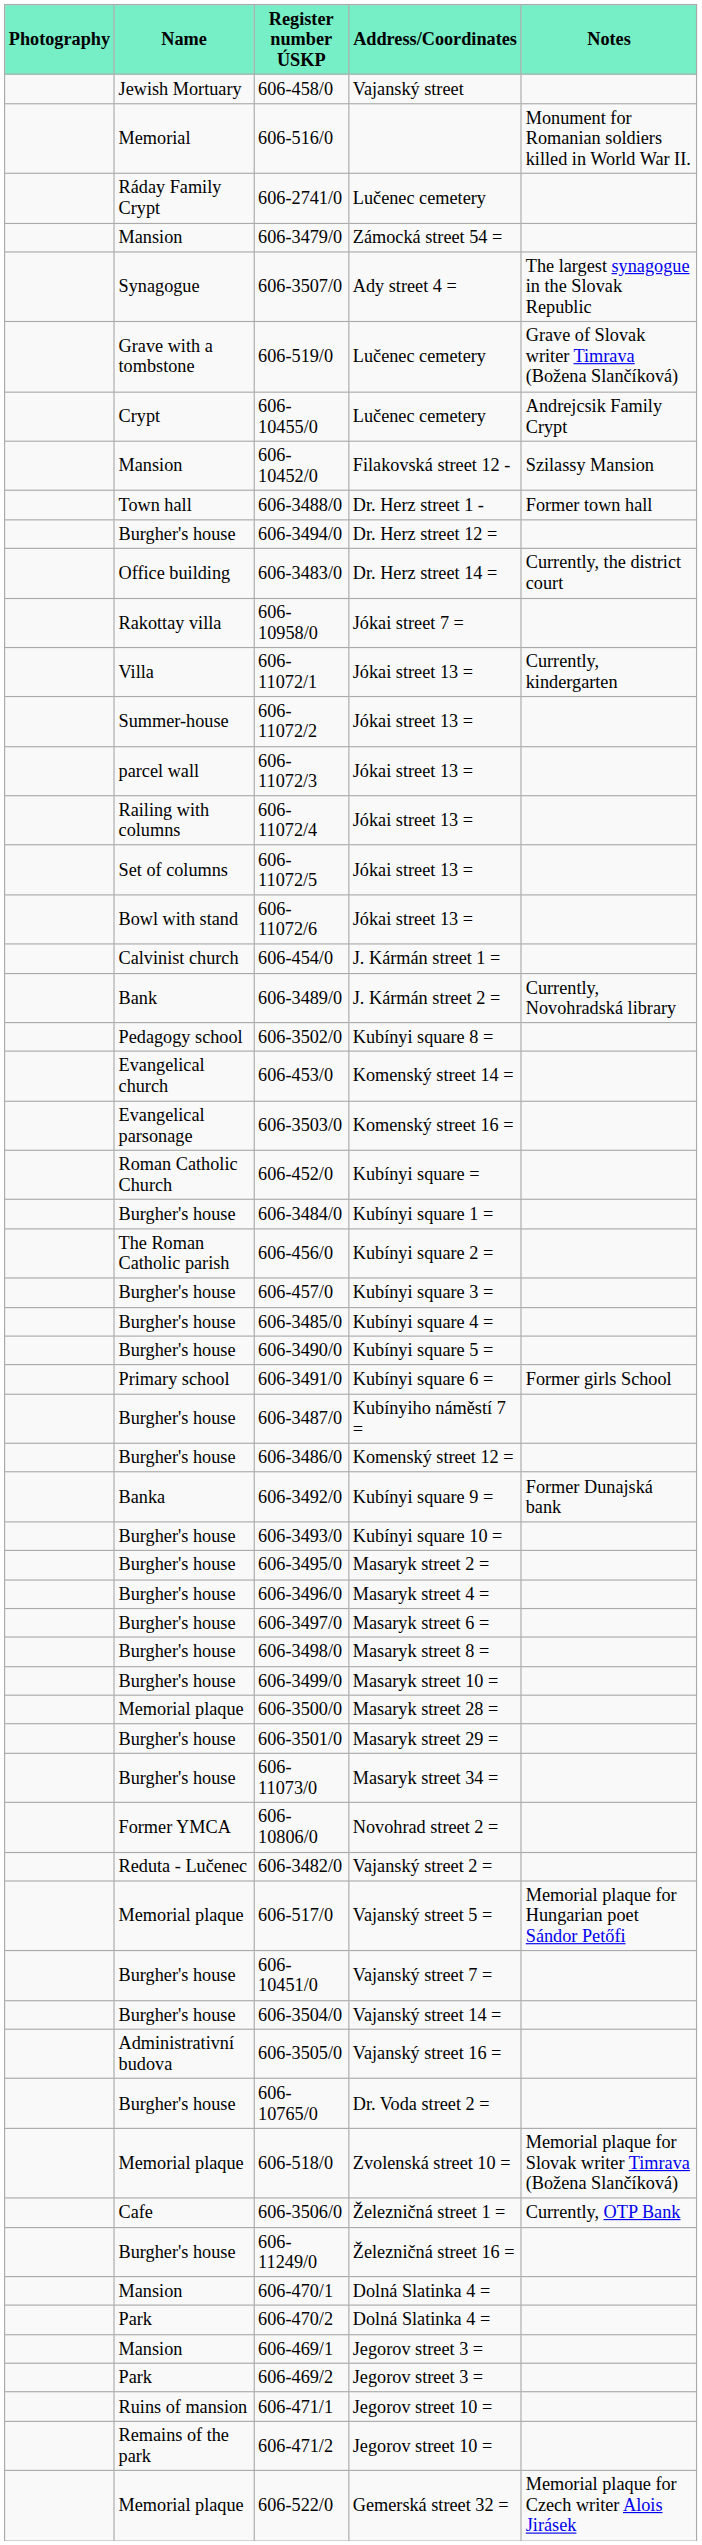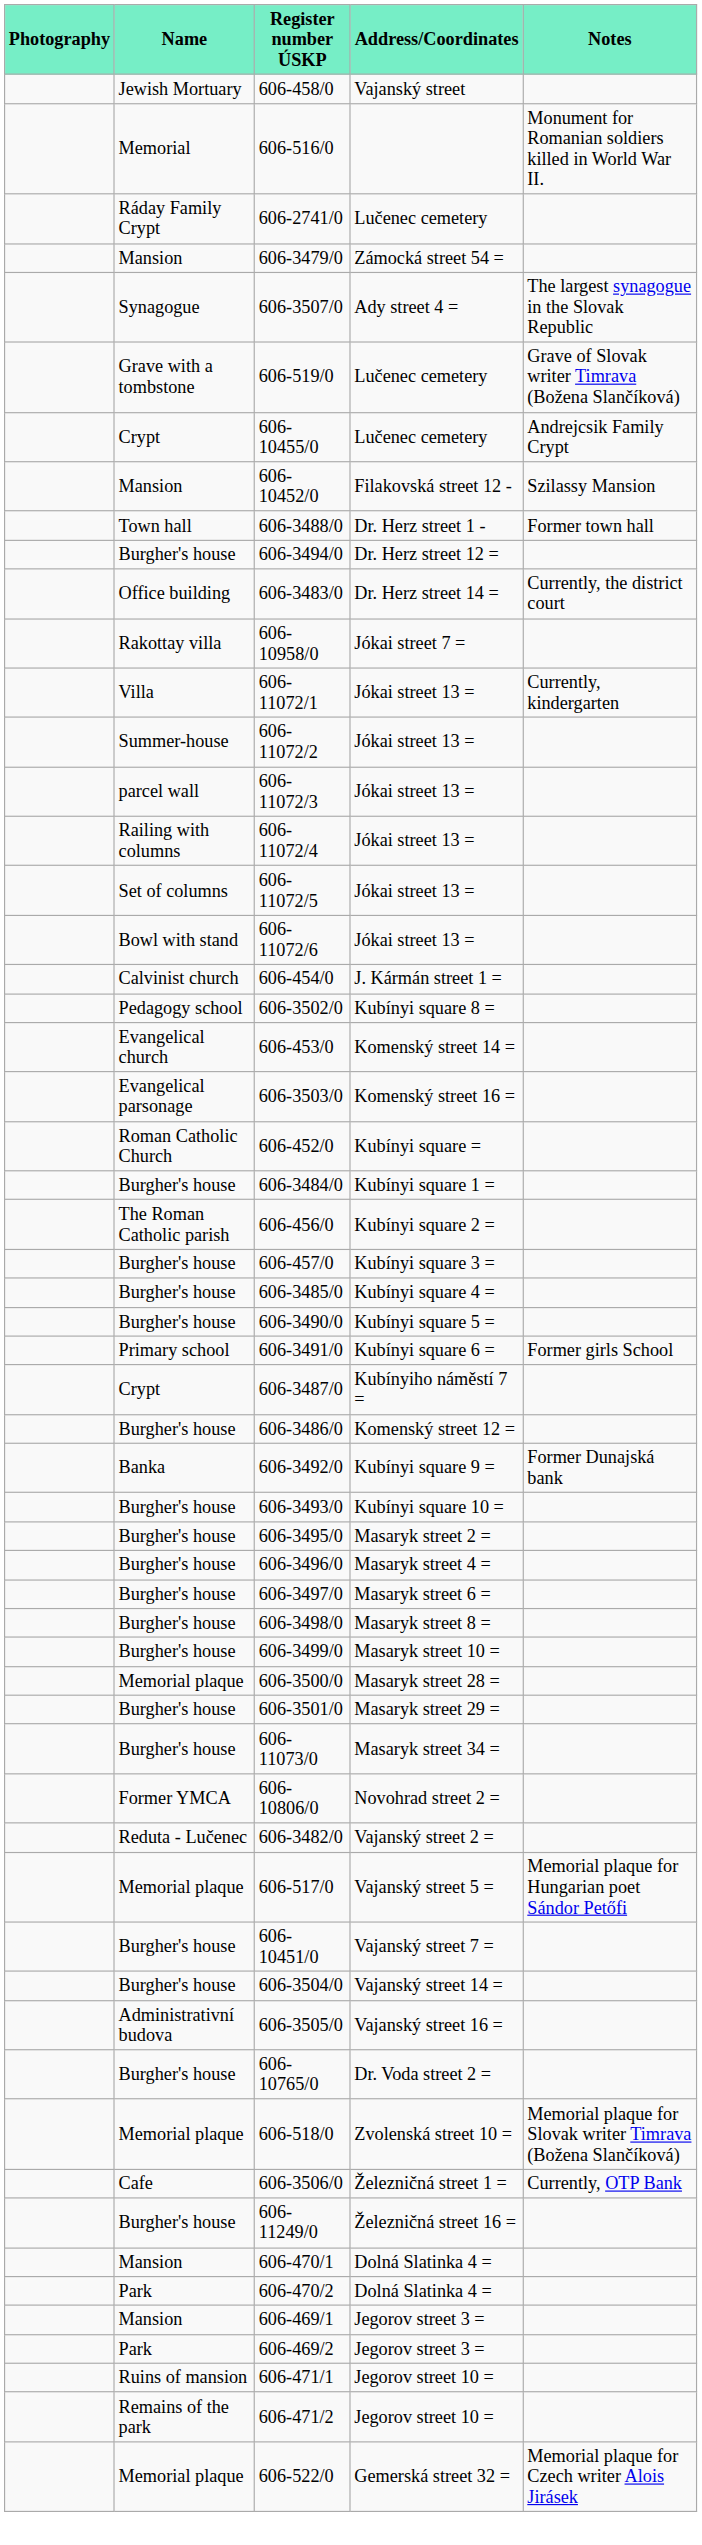- row: (300, 997)
(177, 1418) Burgher's house -> (139, 1389) Crypt
